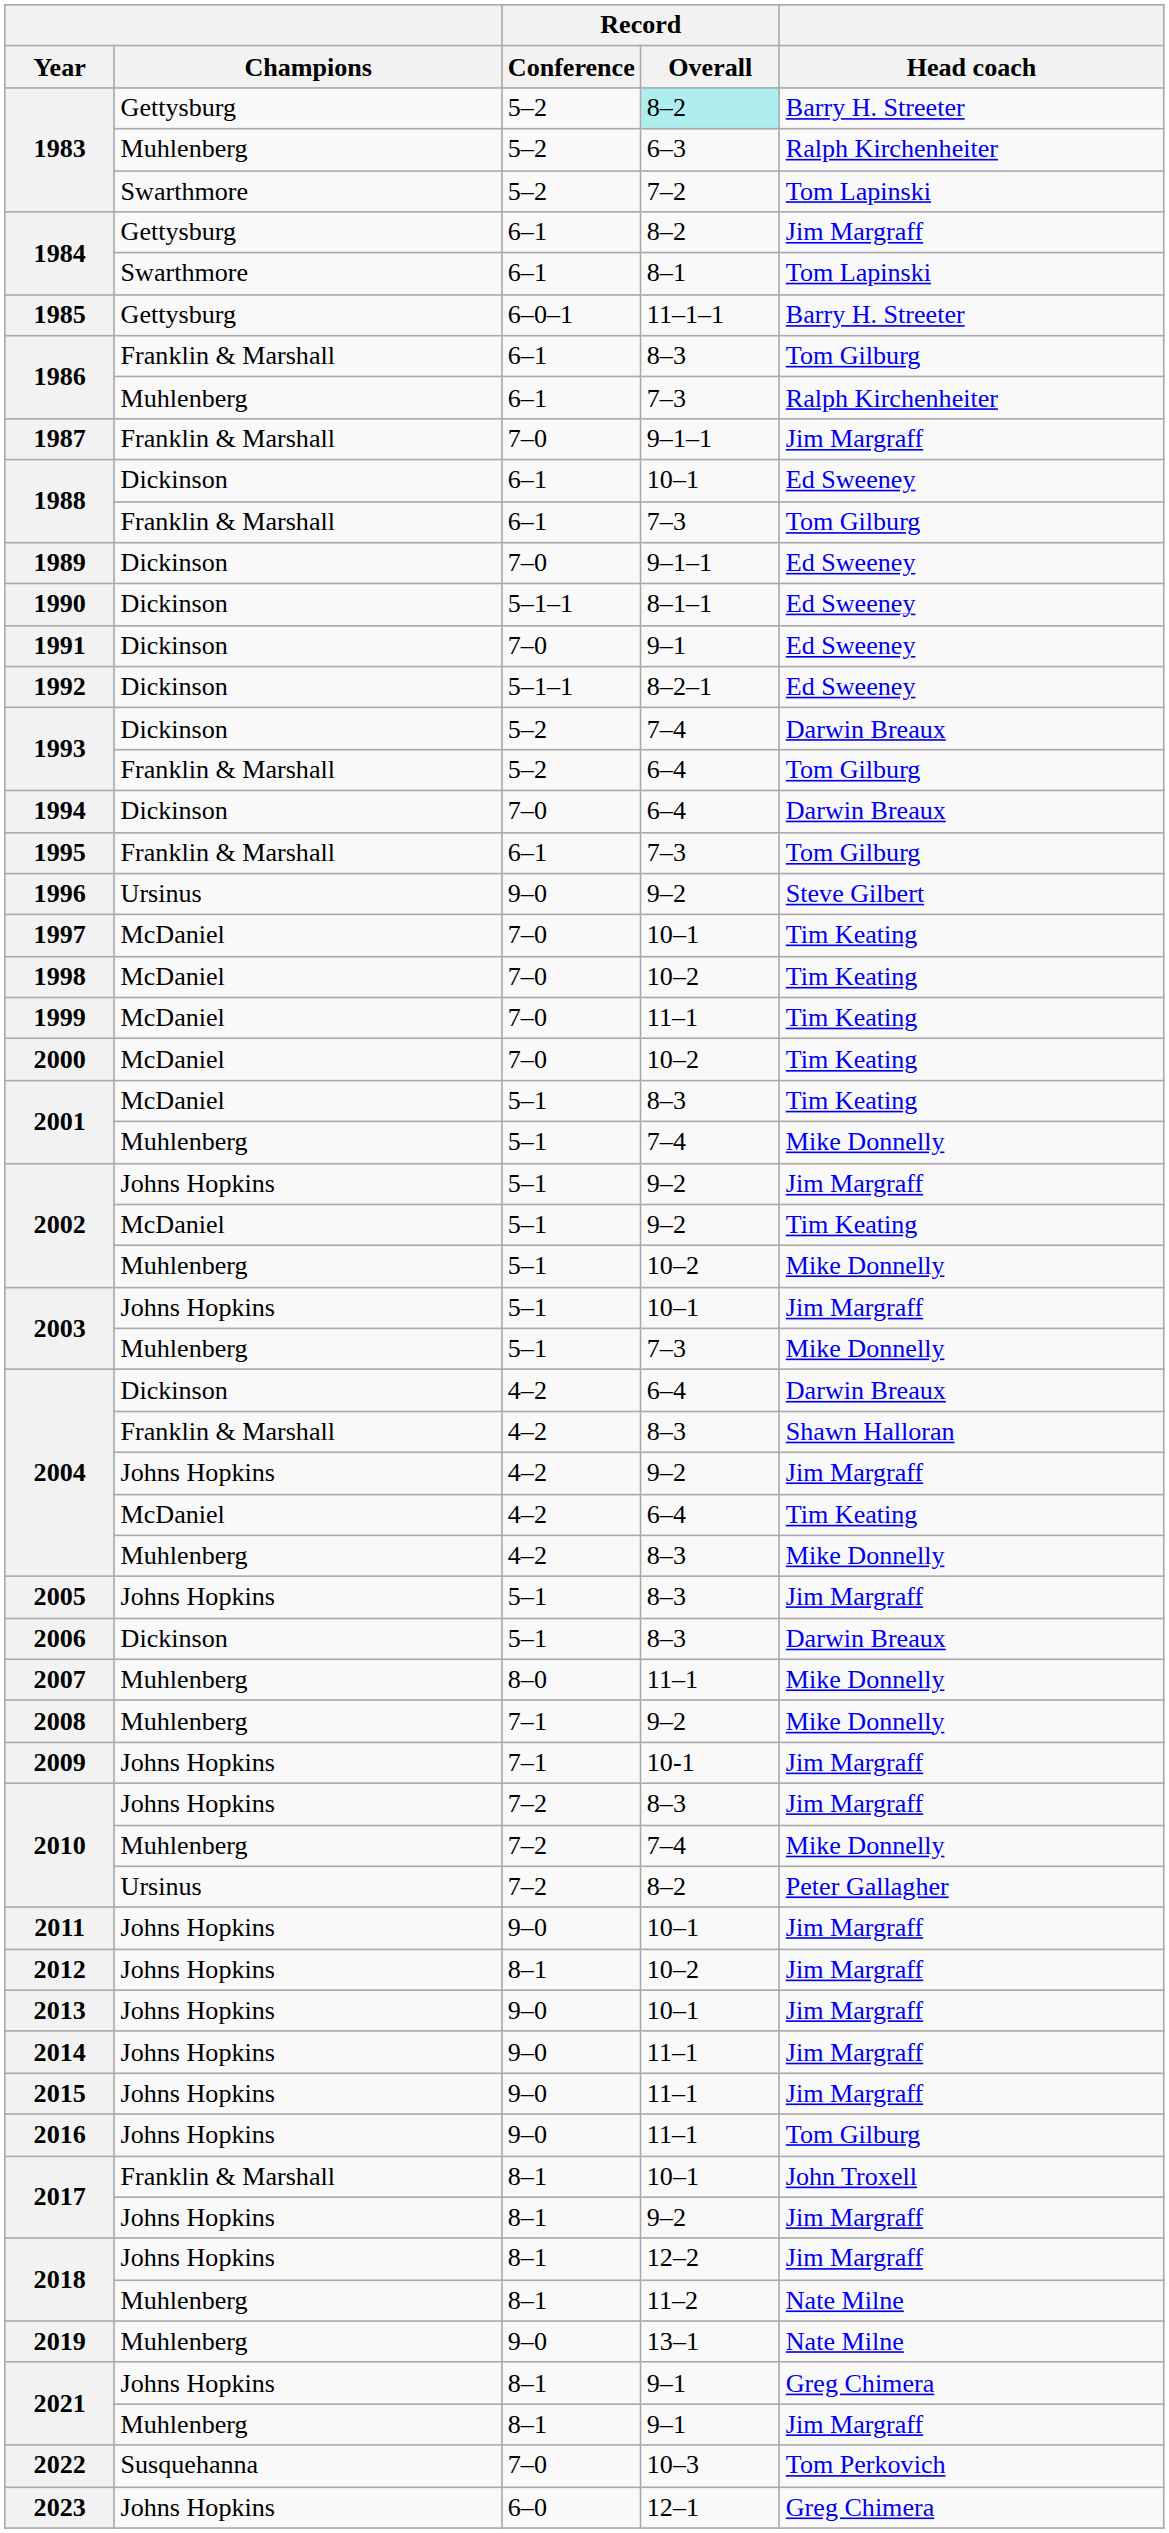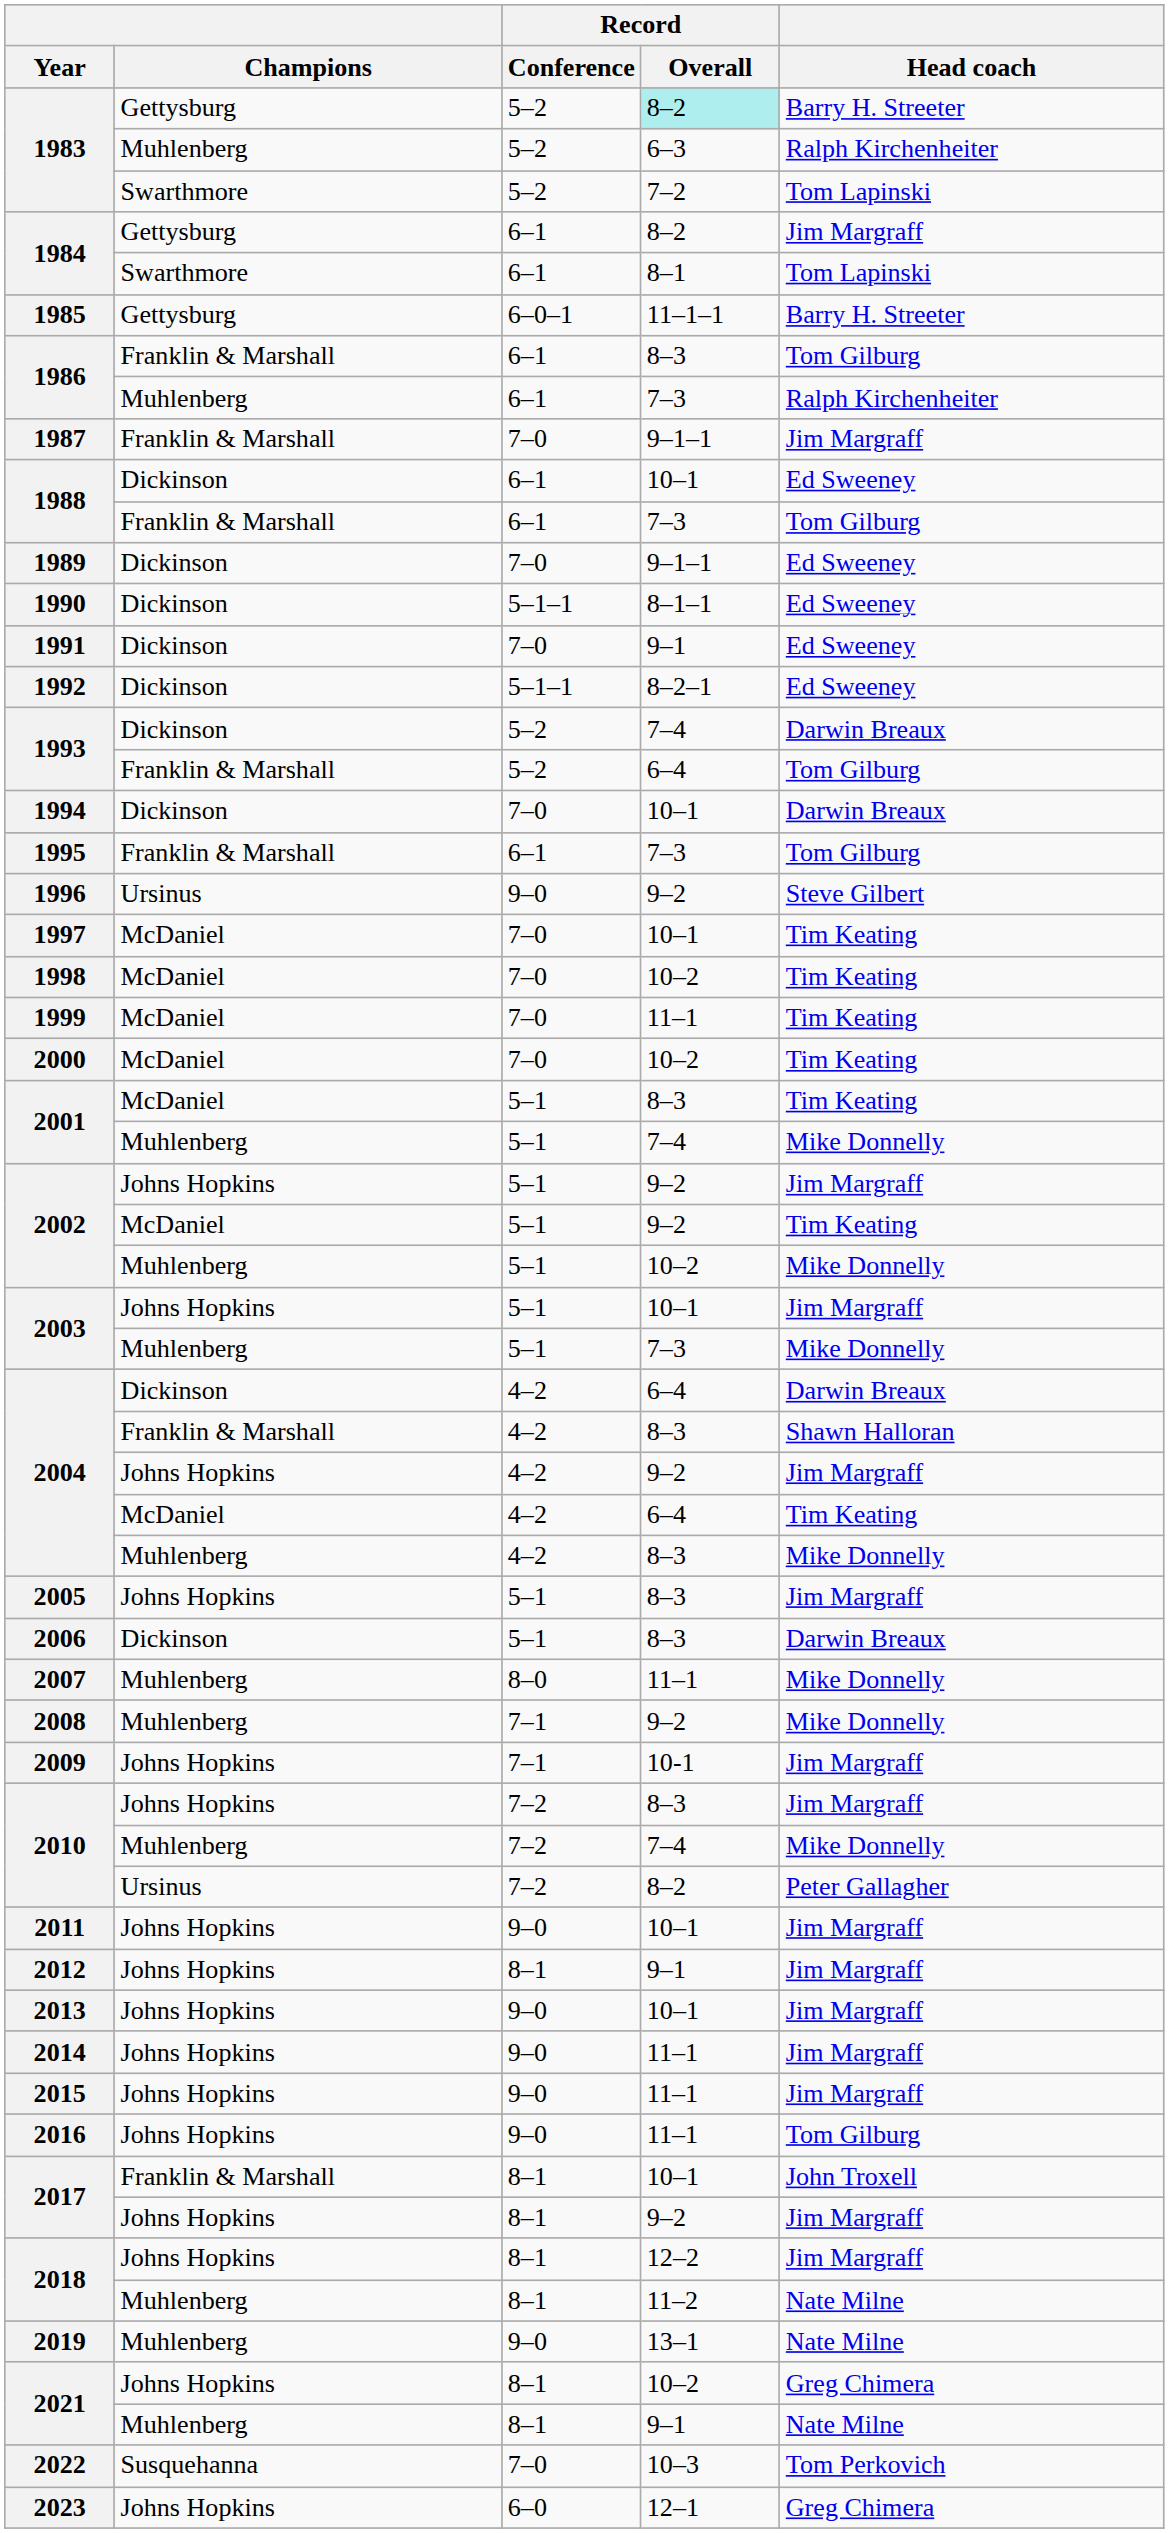(666, 811) 6–4 -> (673, 811) 10–1
(673, 1969) 10–2 -> (666, 1969) 9–1
(666, 2382) 9–1 -> (673, 2382) 10–2
(854, 2424) Jim Margraff -> (845, 2424) Nate Milne
